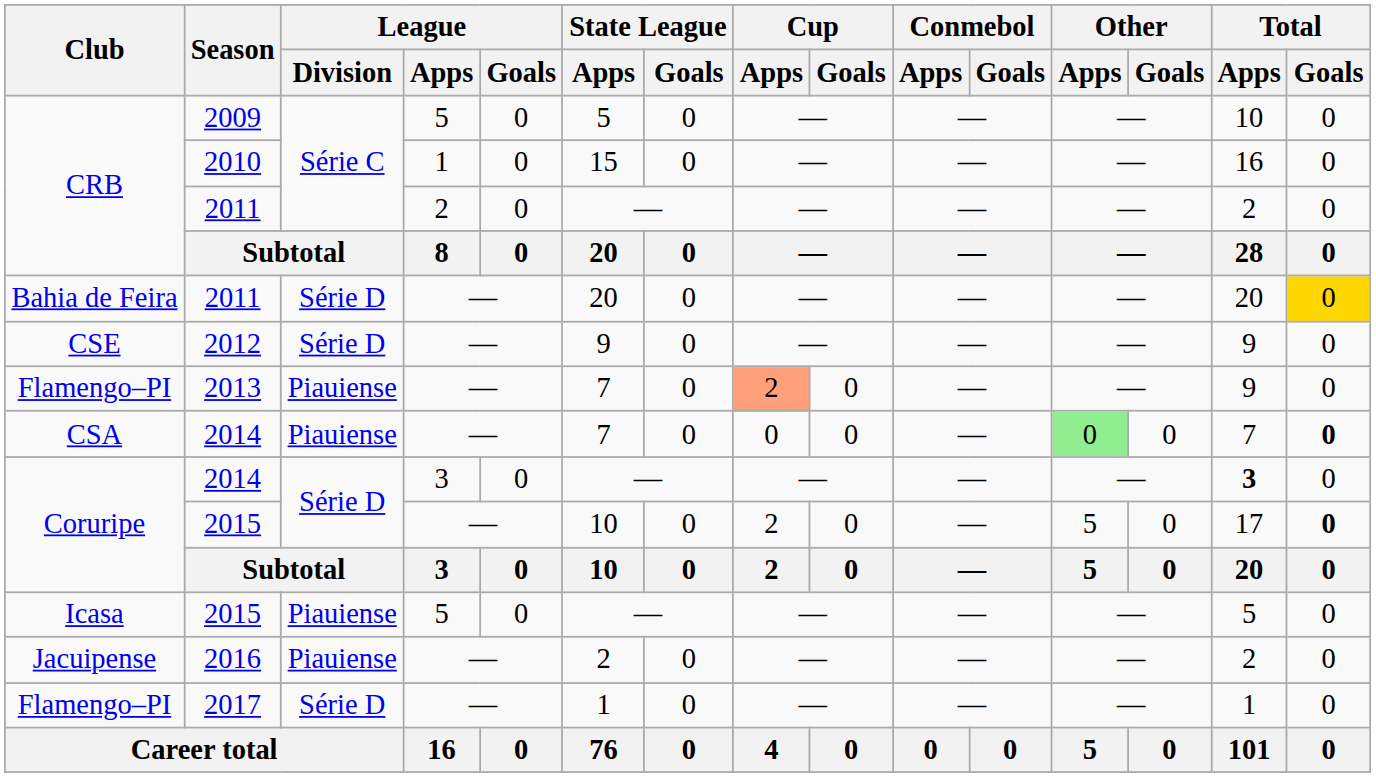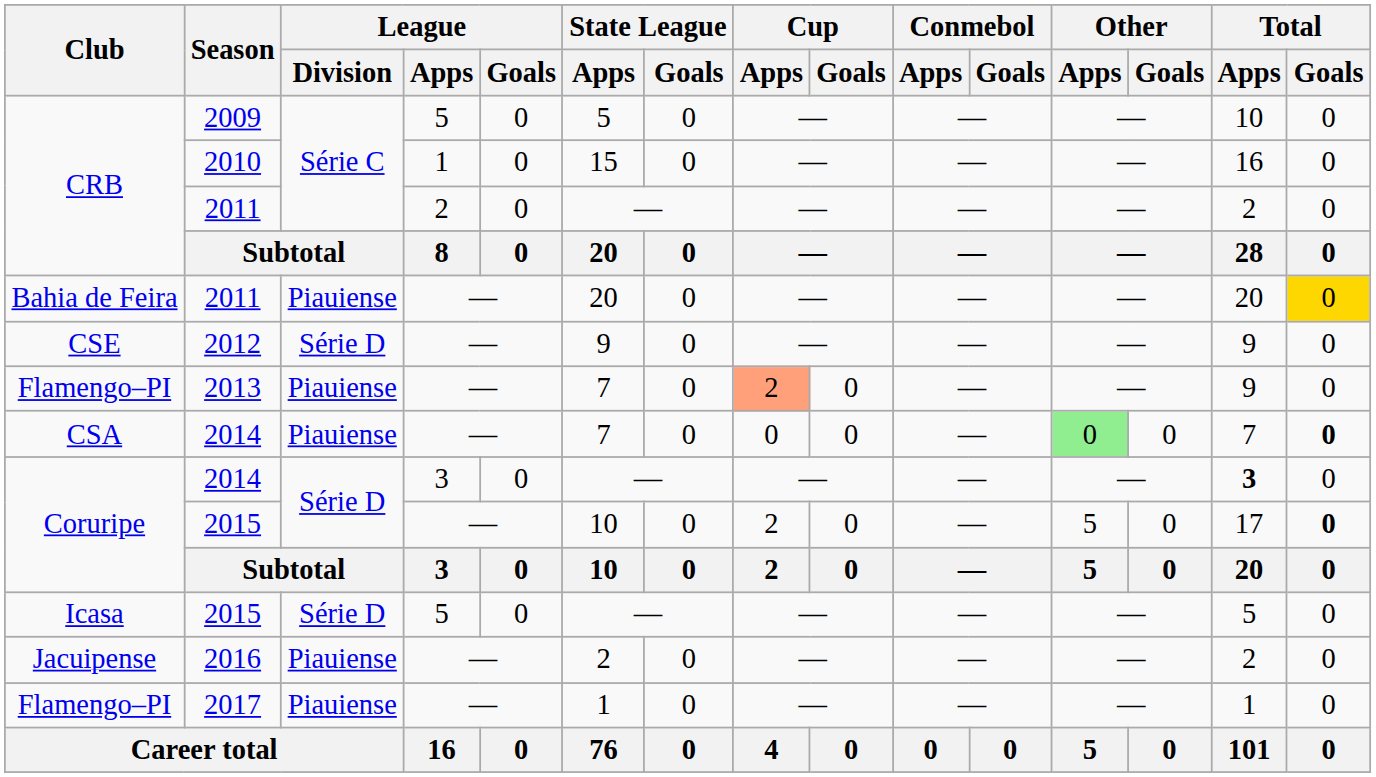(342, 298) Série D -> (342, 298) Piauiense
(342, 614) Piauiense -> (342, 614) Série D
(342, 704) Série D -> (342, 704) Piauiense
